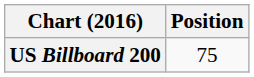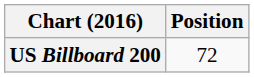(207, 54) 75 -> (207, 54) 72
